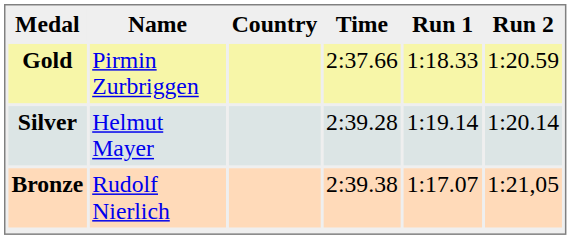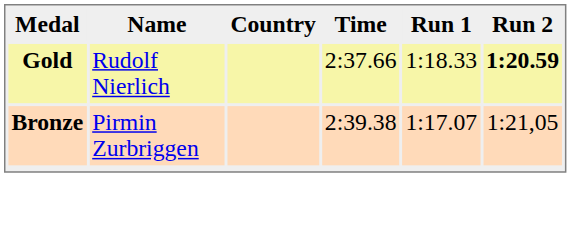(145, 73) Pirmin Zurbriggen -> (131, 73) Rudolf Nierlich
(523, 60) normal -> (522, 60) bold
- row: (47, 122)
(131, 197) Rudolf Nierlich -> (145, 135) Pirmin Zurbriggen
